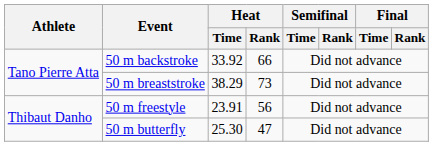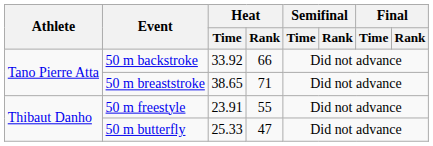(227, 84) 38.29 -> (227, 84) 38.65
(265, 84) 73 -> (265, 84) 71
(265, 107) 56 -> (265, 107) 55
(227, 130) 25.30 -> (227, 130) 25.33
